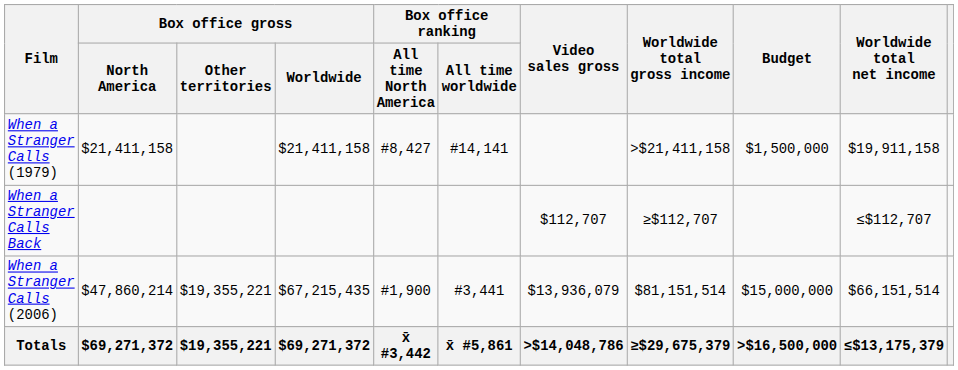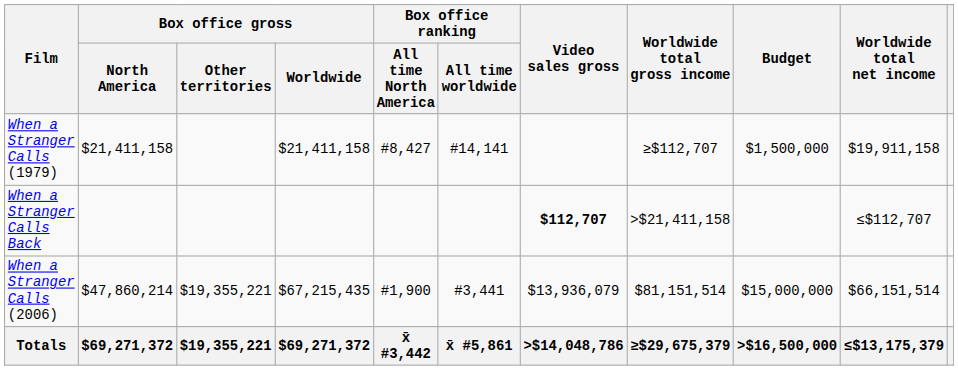(680, 149) >$21,411,158 -> (680, 149) ≥$112,707
(574, 220) normal -> (574, 220) bold
(680, 220) ≥$112,707 -> (680, 220) >$21,411,158
